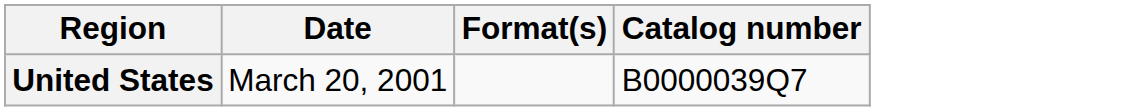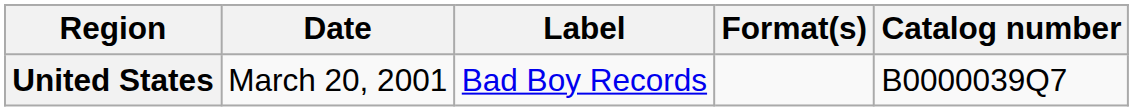+ column: (584, 29)
